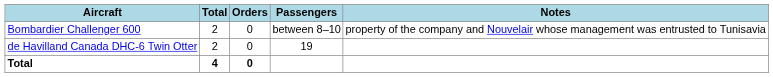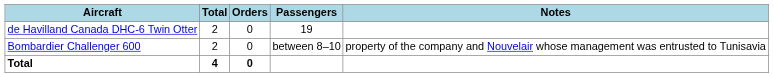rows swapped: (102, 46) <-> (74, 30)
